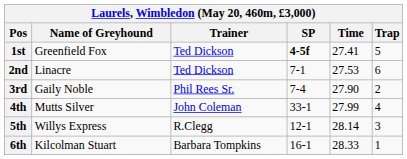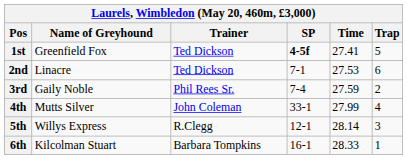(346, 88) 27.90 -> (346, 88) 27.59
